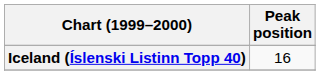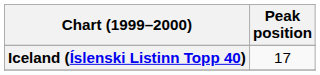(282, 57) 16 -> (282, 57) 17
